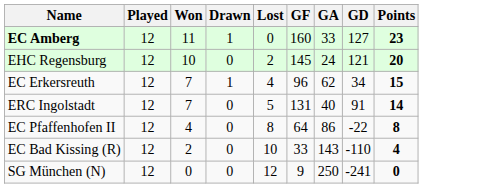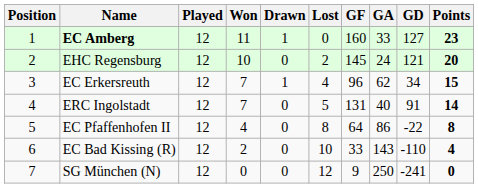+ column: (32, 15)
